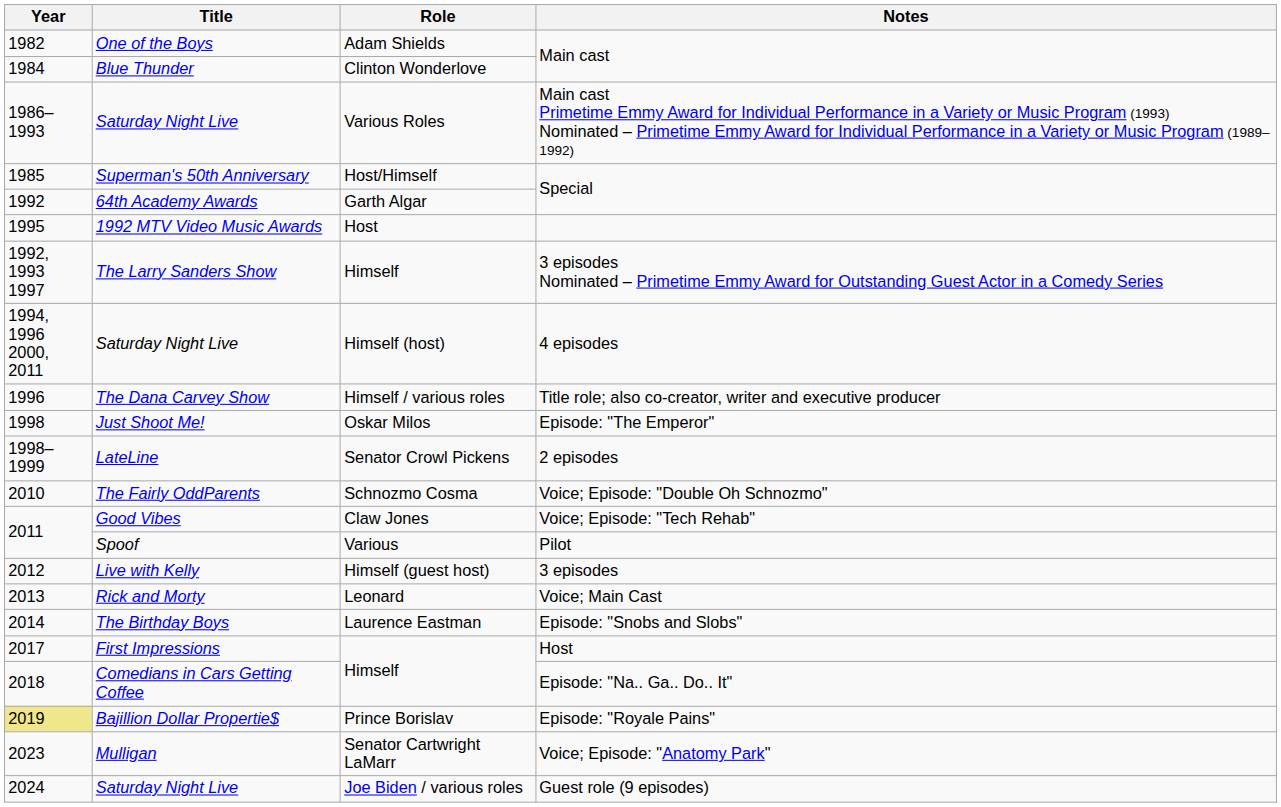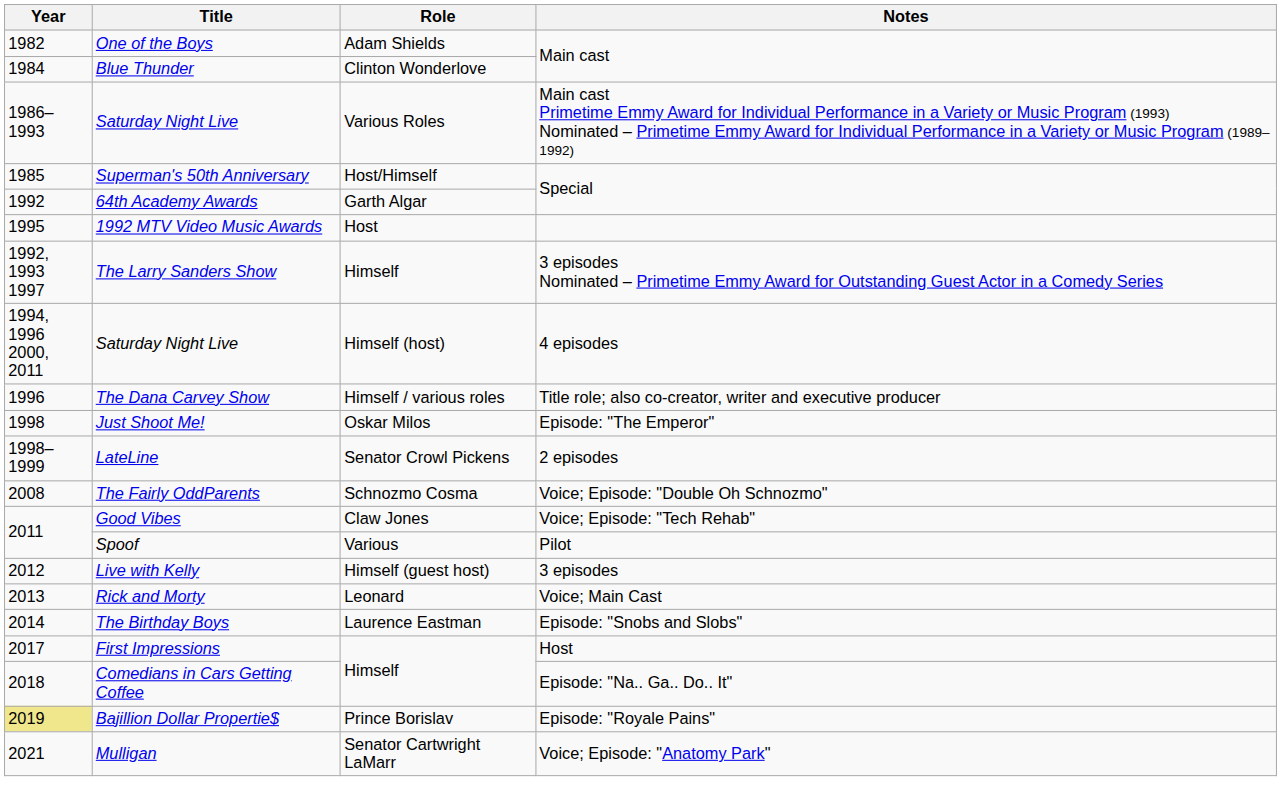(26, 493) 2010 -> (26, 493) 2008
(26, 753) 2023 -> (26, 753) 2021
- row: (167, 788)
